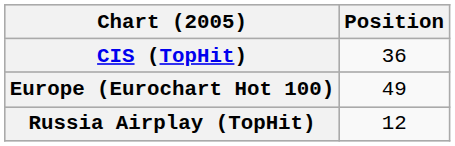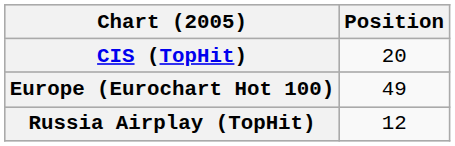(394, 56) 36 -> (394, 56) 20
